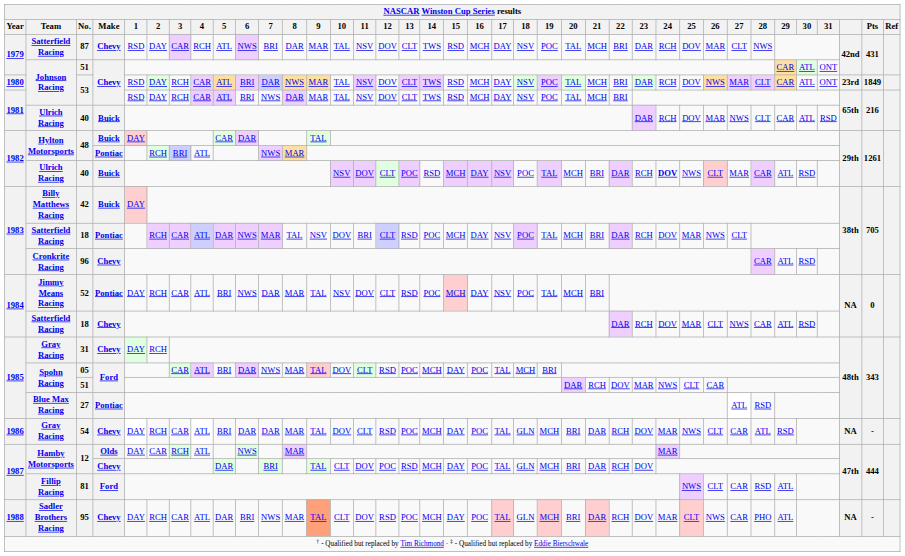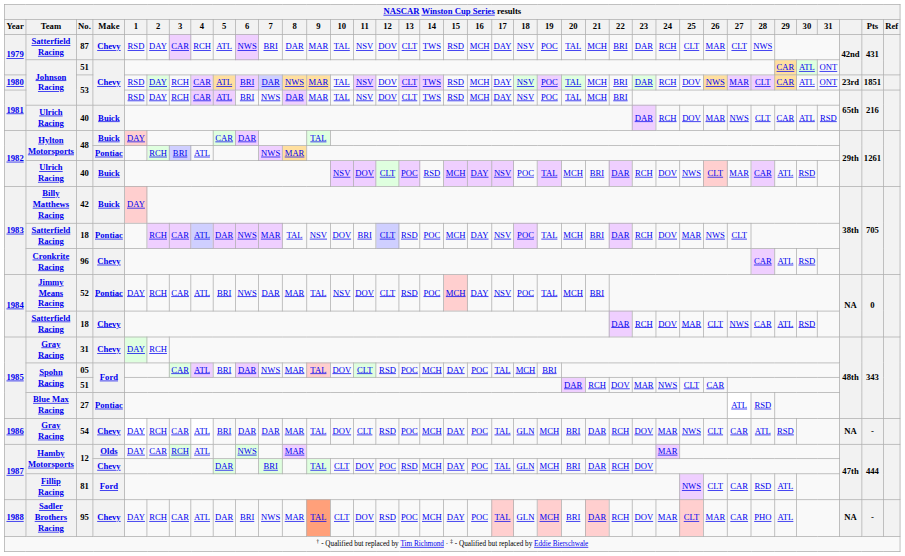(691, 47) DOV -> (691, 47) CLT
(872, 82) 1849 -> (872, 82) 1851
(668, 173) bold -> (668, 173) normal
(715, 518) NWS -> (715, 518) MAR
